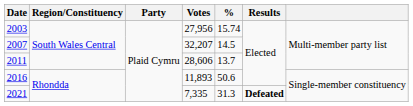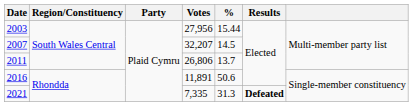(229, 28) 15.74 -> (229, 28) 15.44
(198, 61) 28,606 -> (198, 61) 26,806
(198, 77) 11,893 -> (198, 77) 11,891
